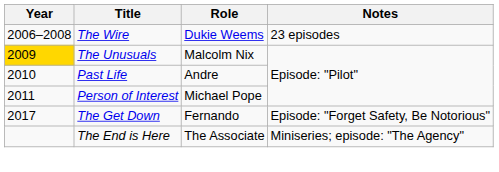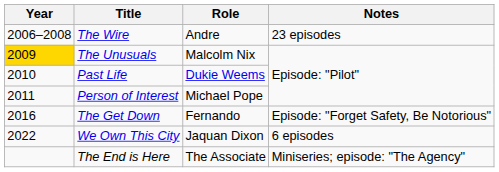(224, 34) Dukie Weems -> (202, 34) Andre
(201, 75) Andre -> (225, 75) Dukie Weems
(22, 116) 2017 -> (22, 116) 2016
+ row: (128, 136)
